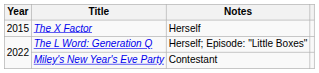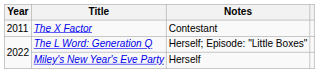(18, 28) 2015 -> (17, 28) 2011
(185, 28) Herself -> (193, 28) Contestant
(193, 60) Contestant -> (185, 60) Herself
